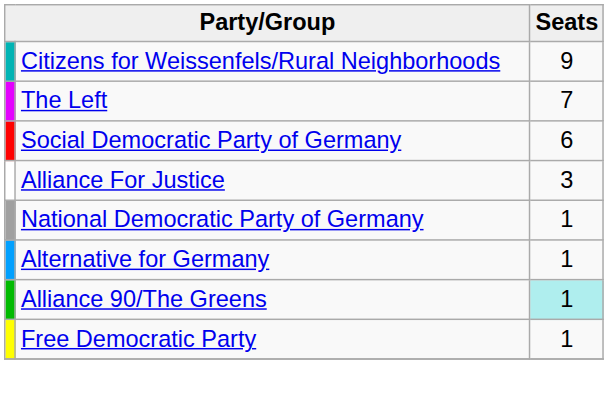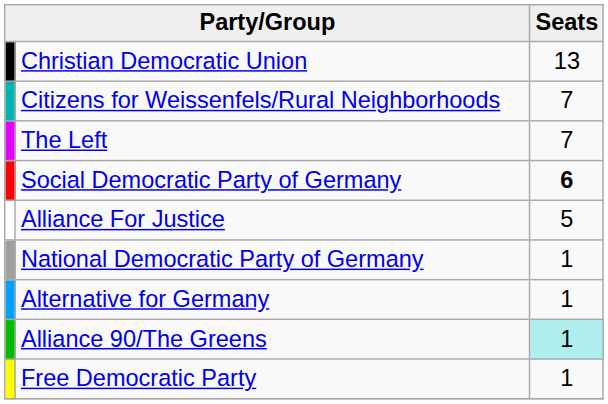+ row: (164, 61)
(567, 61) 9 -> (567, 101) 7
(567, 141) normal -> (567, 180) bold
(567, 180) 3 -> (567, 220) 5
